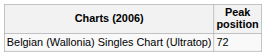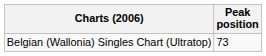(222, 42) 72 -> (222, 42) 73
